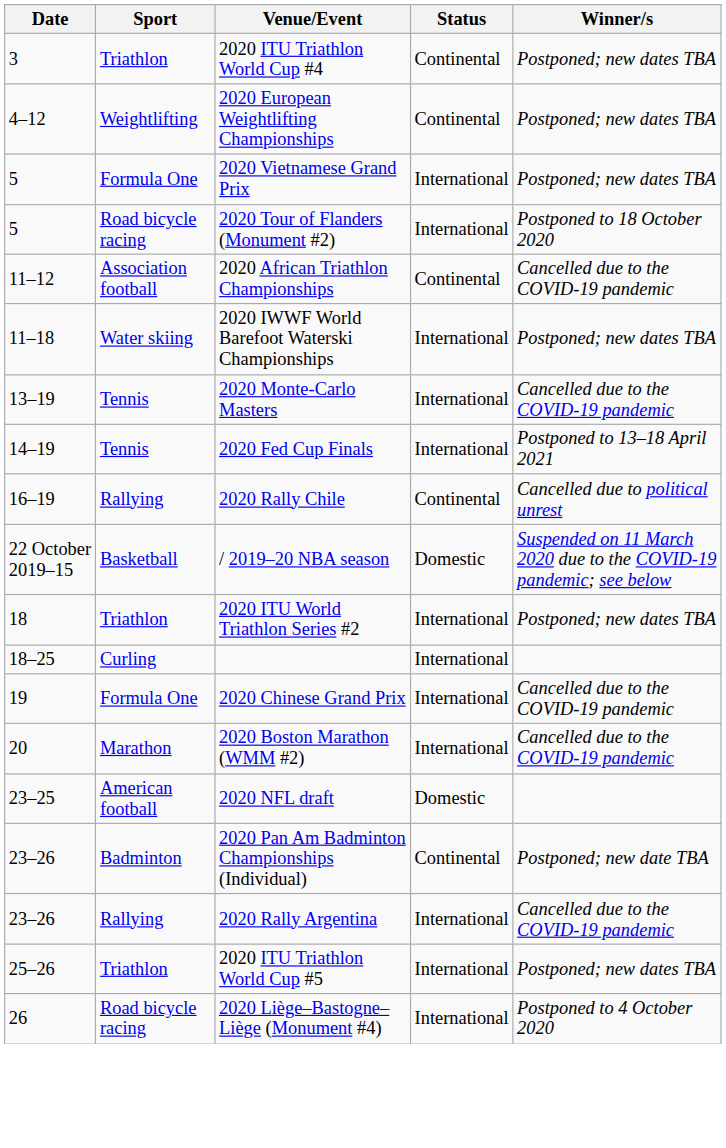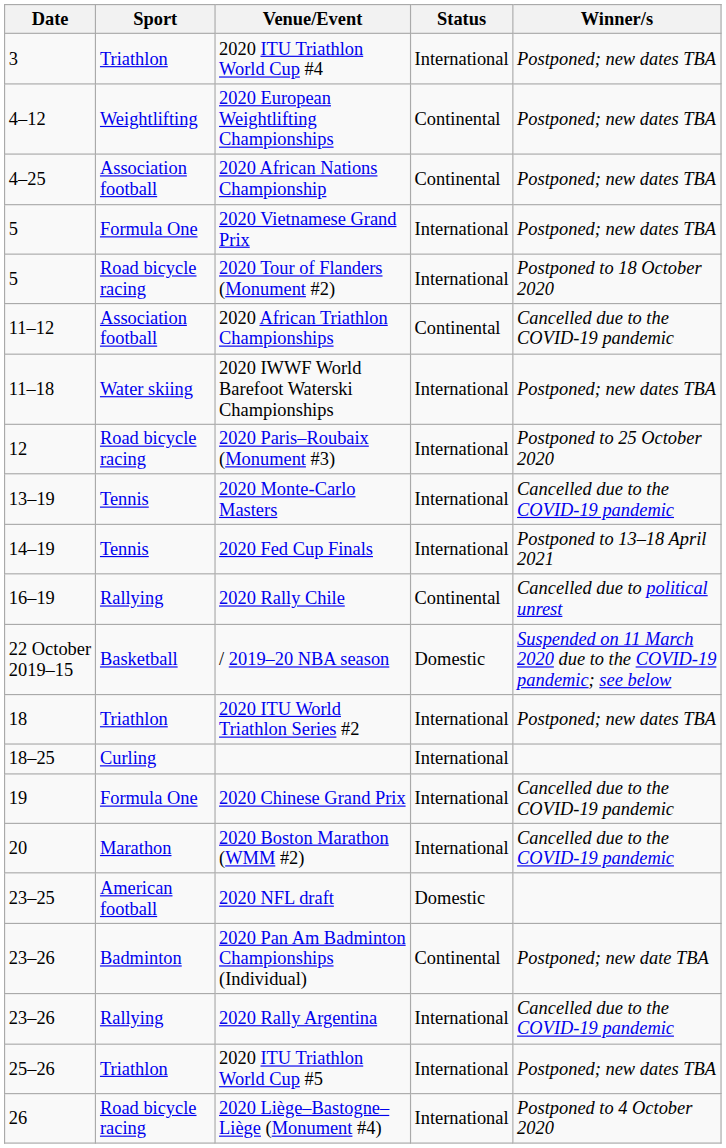(458, 58) Continental -> (462, 58) International
+ row: (298, 179)
+ row: (294, 449)
